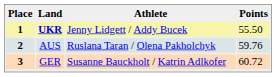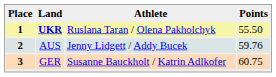(127, 29) Jenny Lidgett / Addy Bucek -> (141, 29) Ruslana Taran / Olena Pakholchyk
(141, 45) Ruslana Taran / Olena Pakholchyk -> (127, 45) Jenny Lidgett / Addy Bucek
(250, 61) 60.72 -> (250, 61) 60.75
